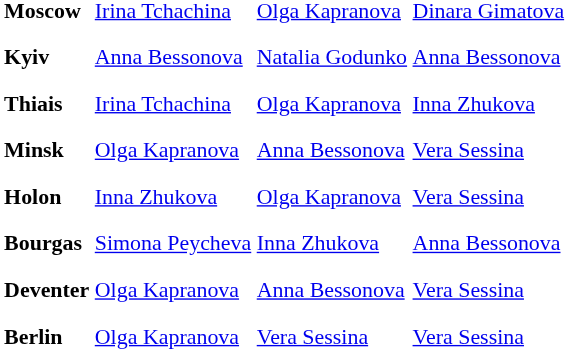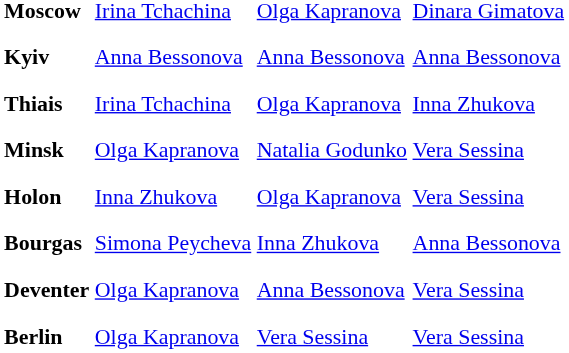(332, 57) Natalia Godunko -> (331, 57) Anna Bessonova
(331, 150) Anna Bessonova -> (332, 150) Natalia Godunko
